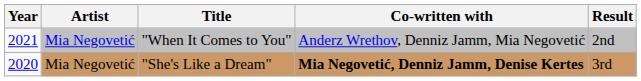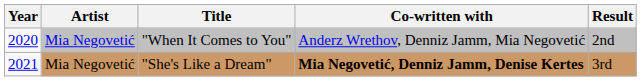(23, 40) 2021 -> (23, 40) 2020
(23, 64) 2020 -> (23, 64) 2021
